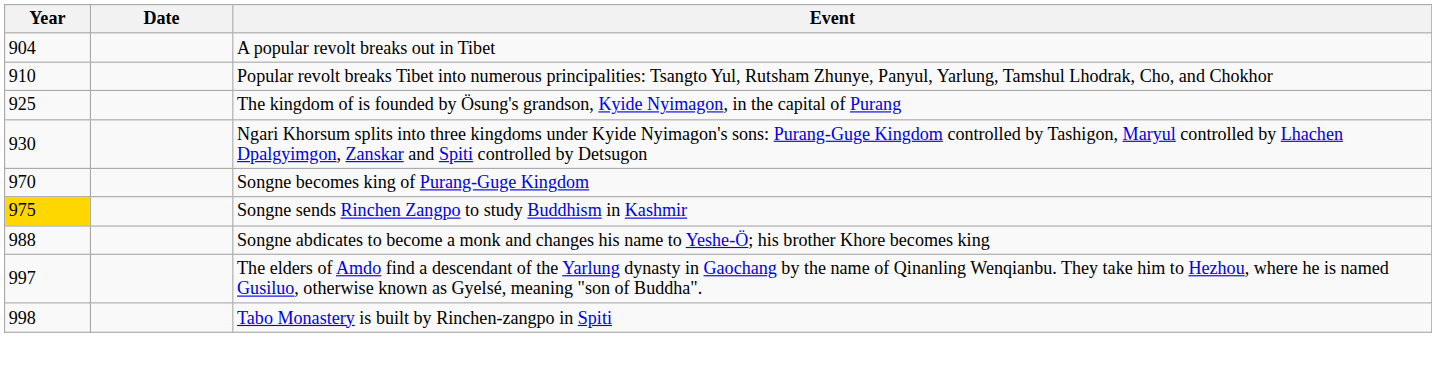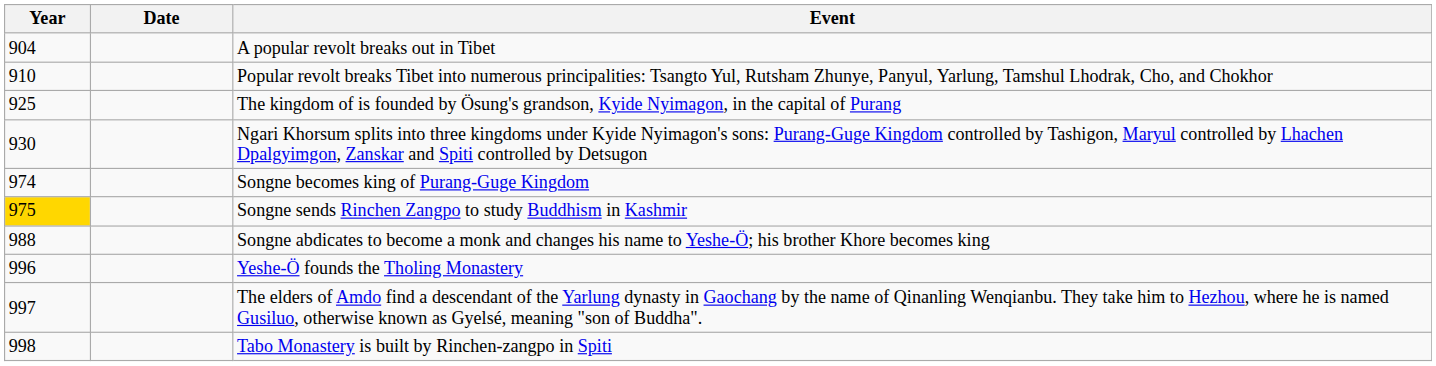(22, 182) 970 -> (22, 182) 974
+ row: (380, 268)
